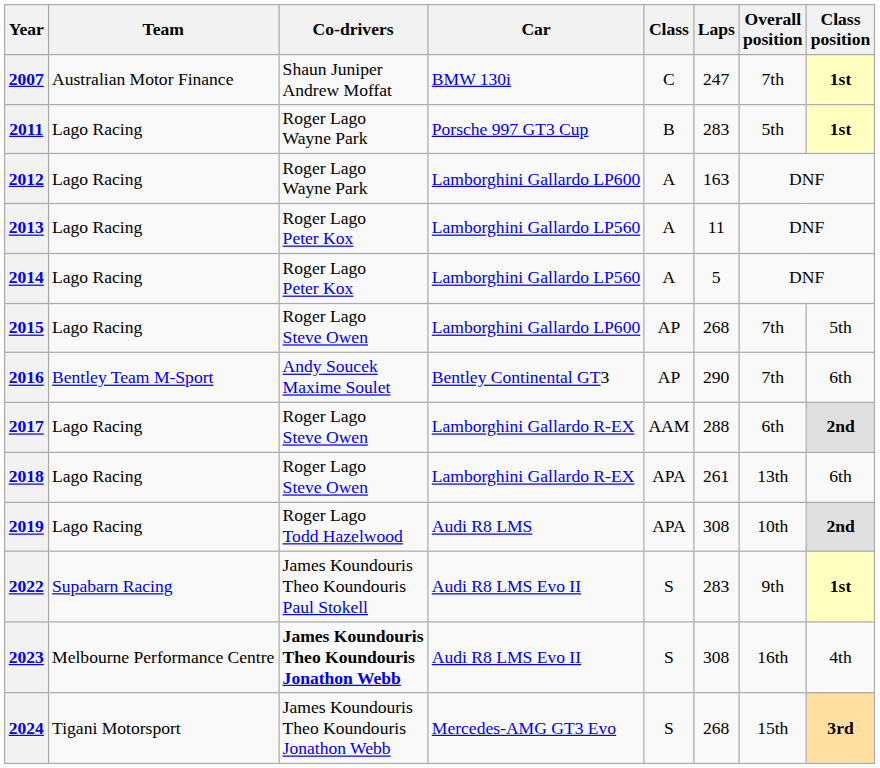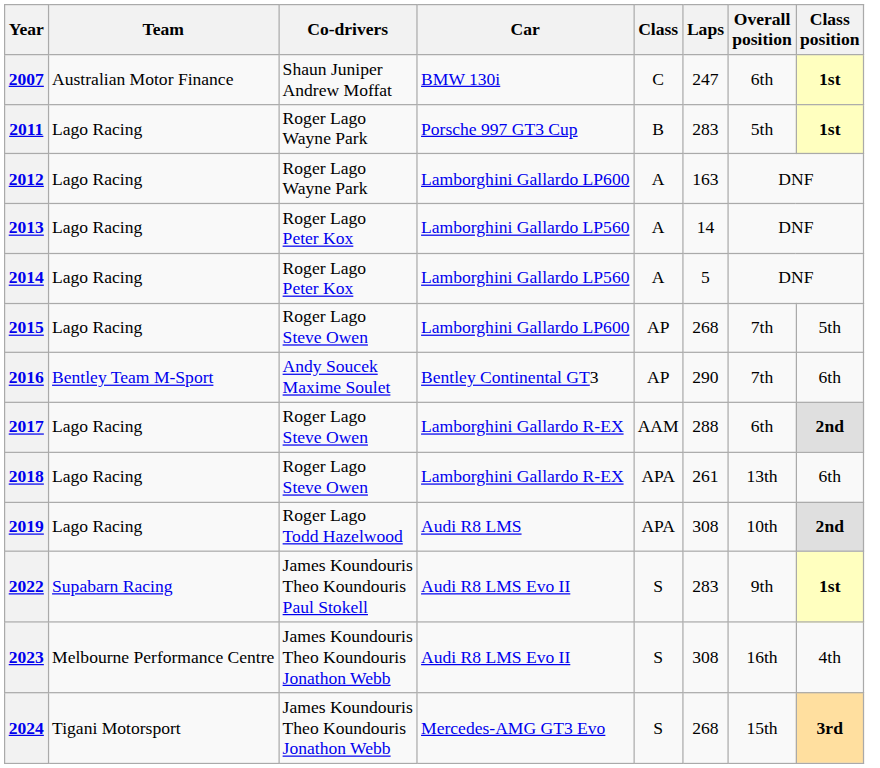(773, 79) 7th -> (762, 79) 6th
(716, 228) 11 -> (705, 228) 14
(353, 657) bold -> (348, 657) normal
